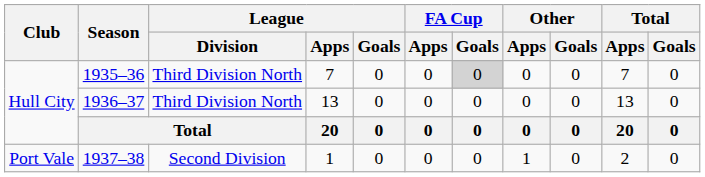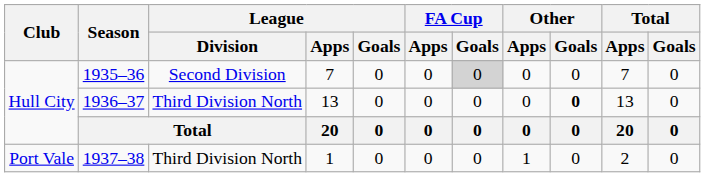(227, 74) Third Division North -> (227, 74) Second Division
(576, 102) normal -> (576, 102) bold
(227, 158) Second Division -> (227, 158) Third Division North
